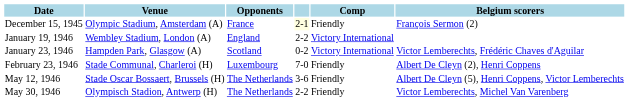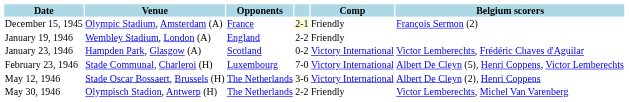(352, 37) Victory International -> (328, 37) Friendly
(328, 65) Friendly -> (352, 65) Victory International
(468, 65) Albert De Cleyn (2), Henri Coppens -> (510, 65) Albert De Cleyn (5), Henri Coppens, Victor Lemberechts
(328, 78) Friendly -> (352, 78) Victory International
(510, 78) Albert De Cleyn (5), Henri Coppens, Victor Lemberechts -> (468, 78) Albert De Cleyn (2), Henri Coppens
